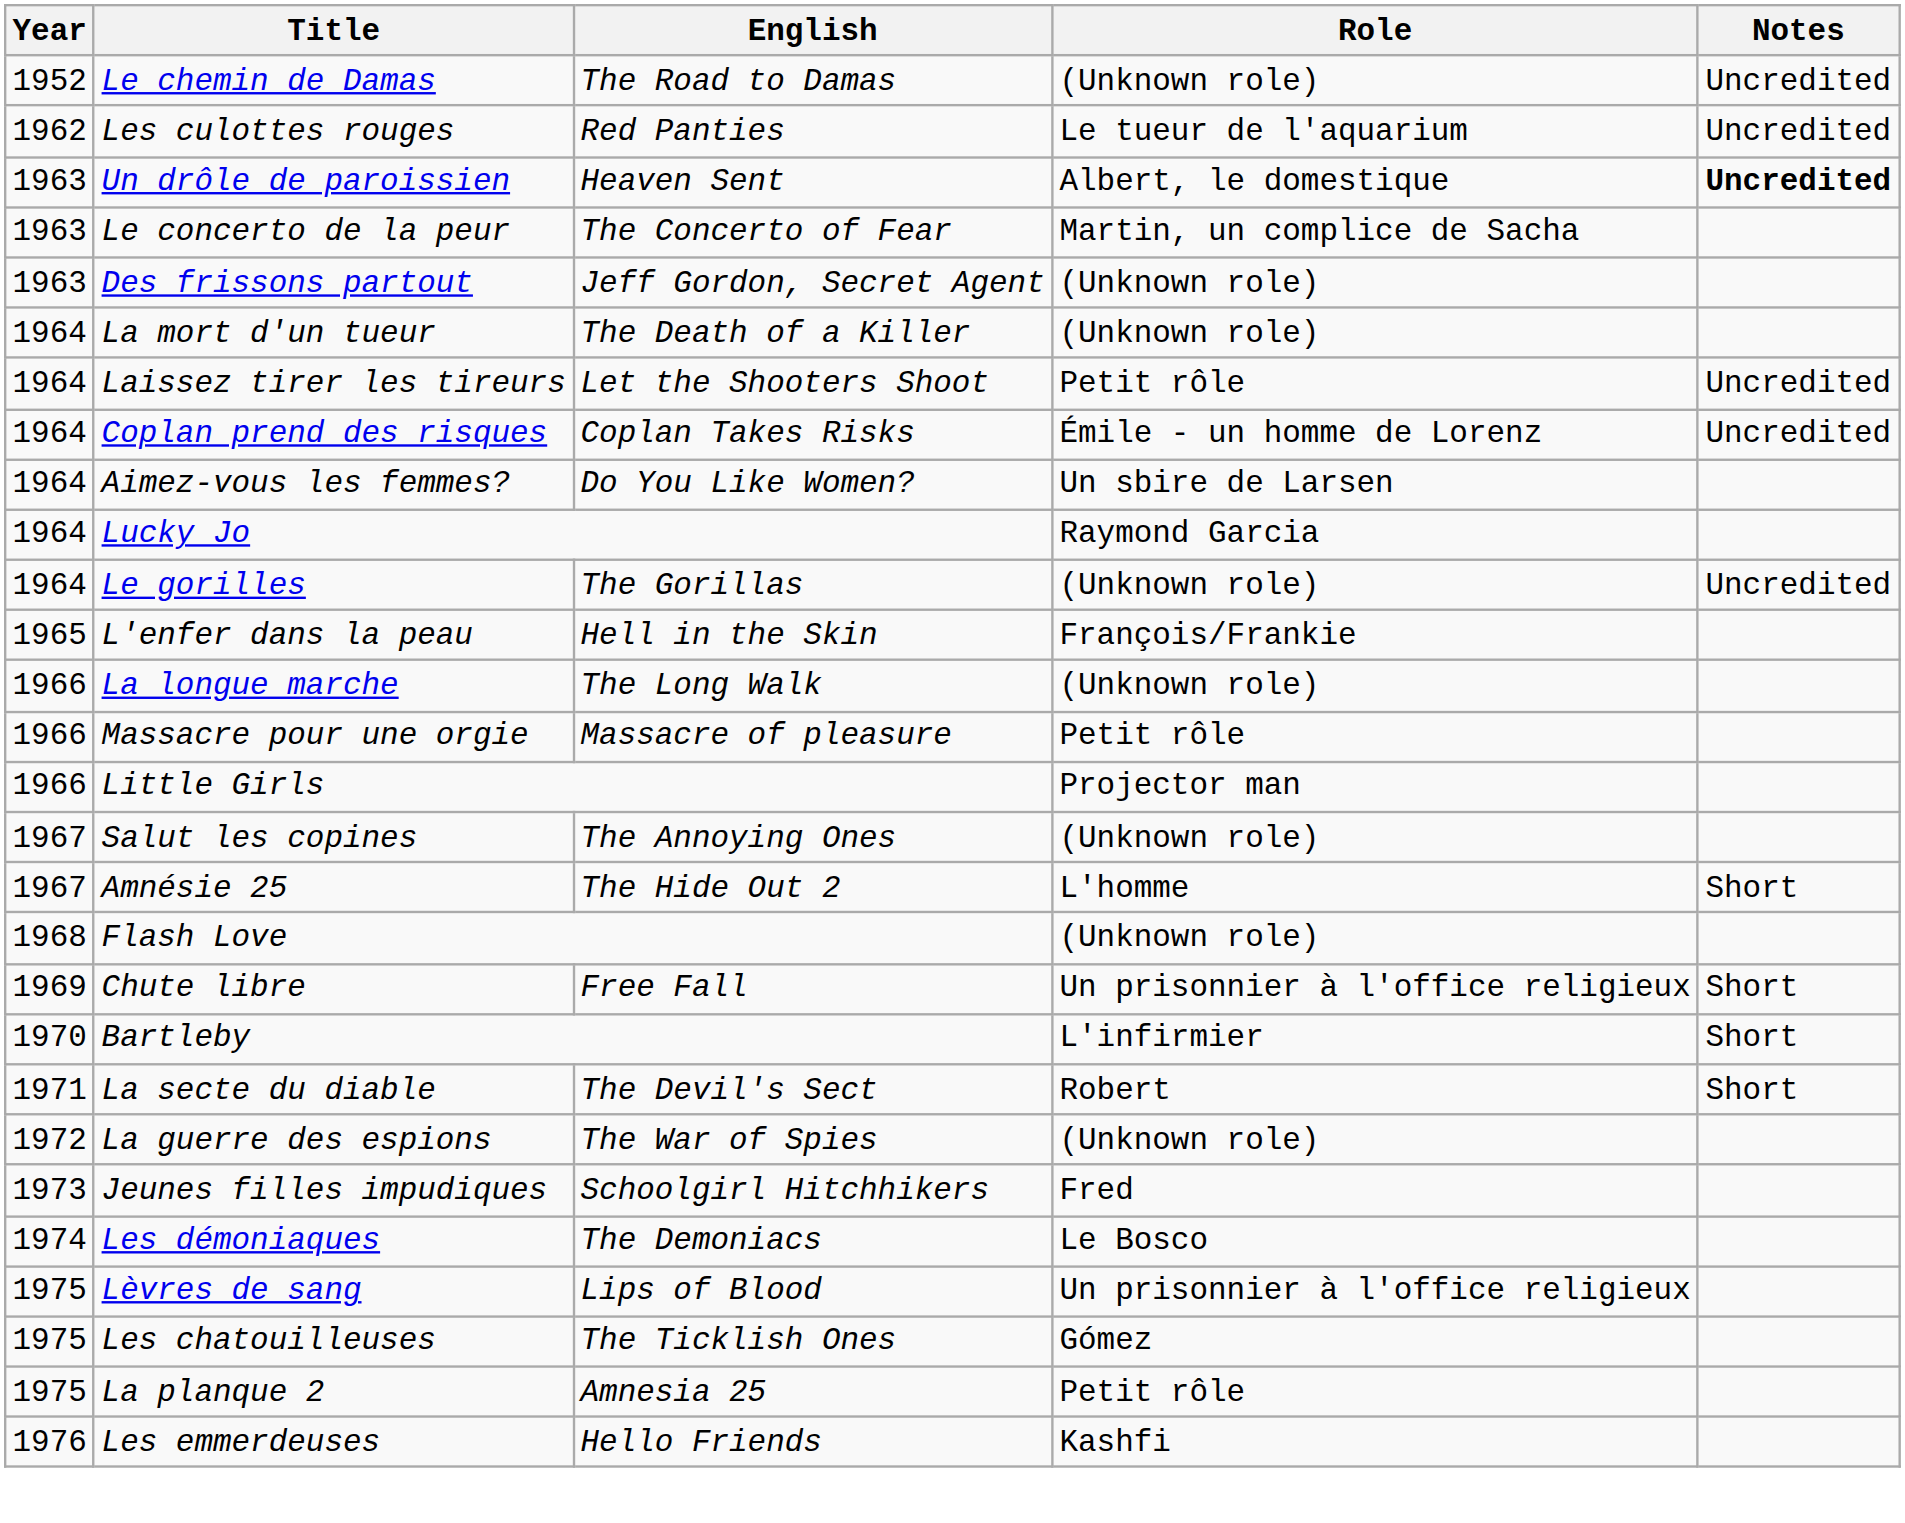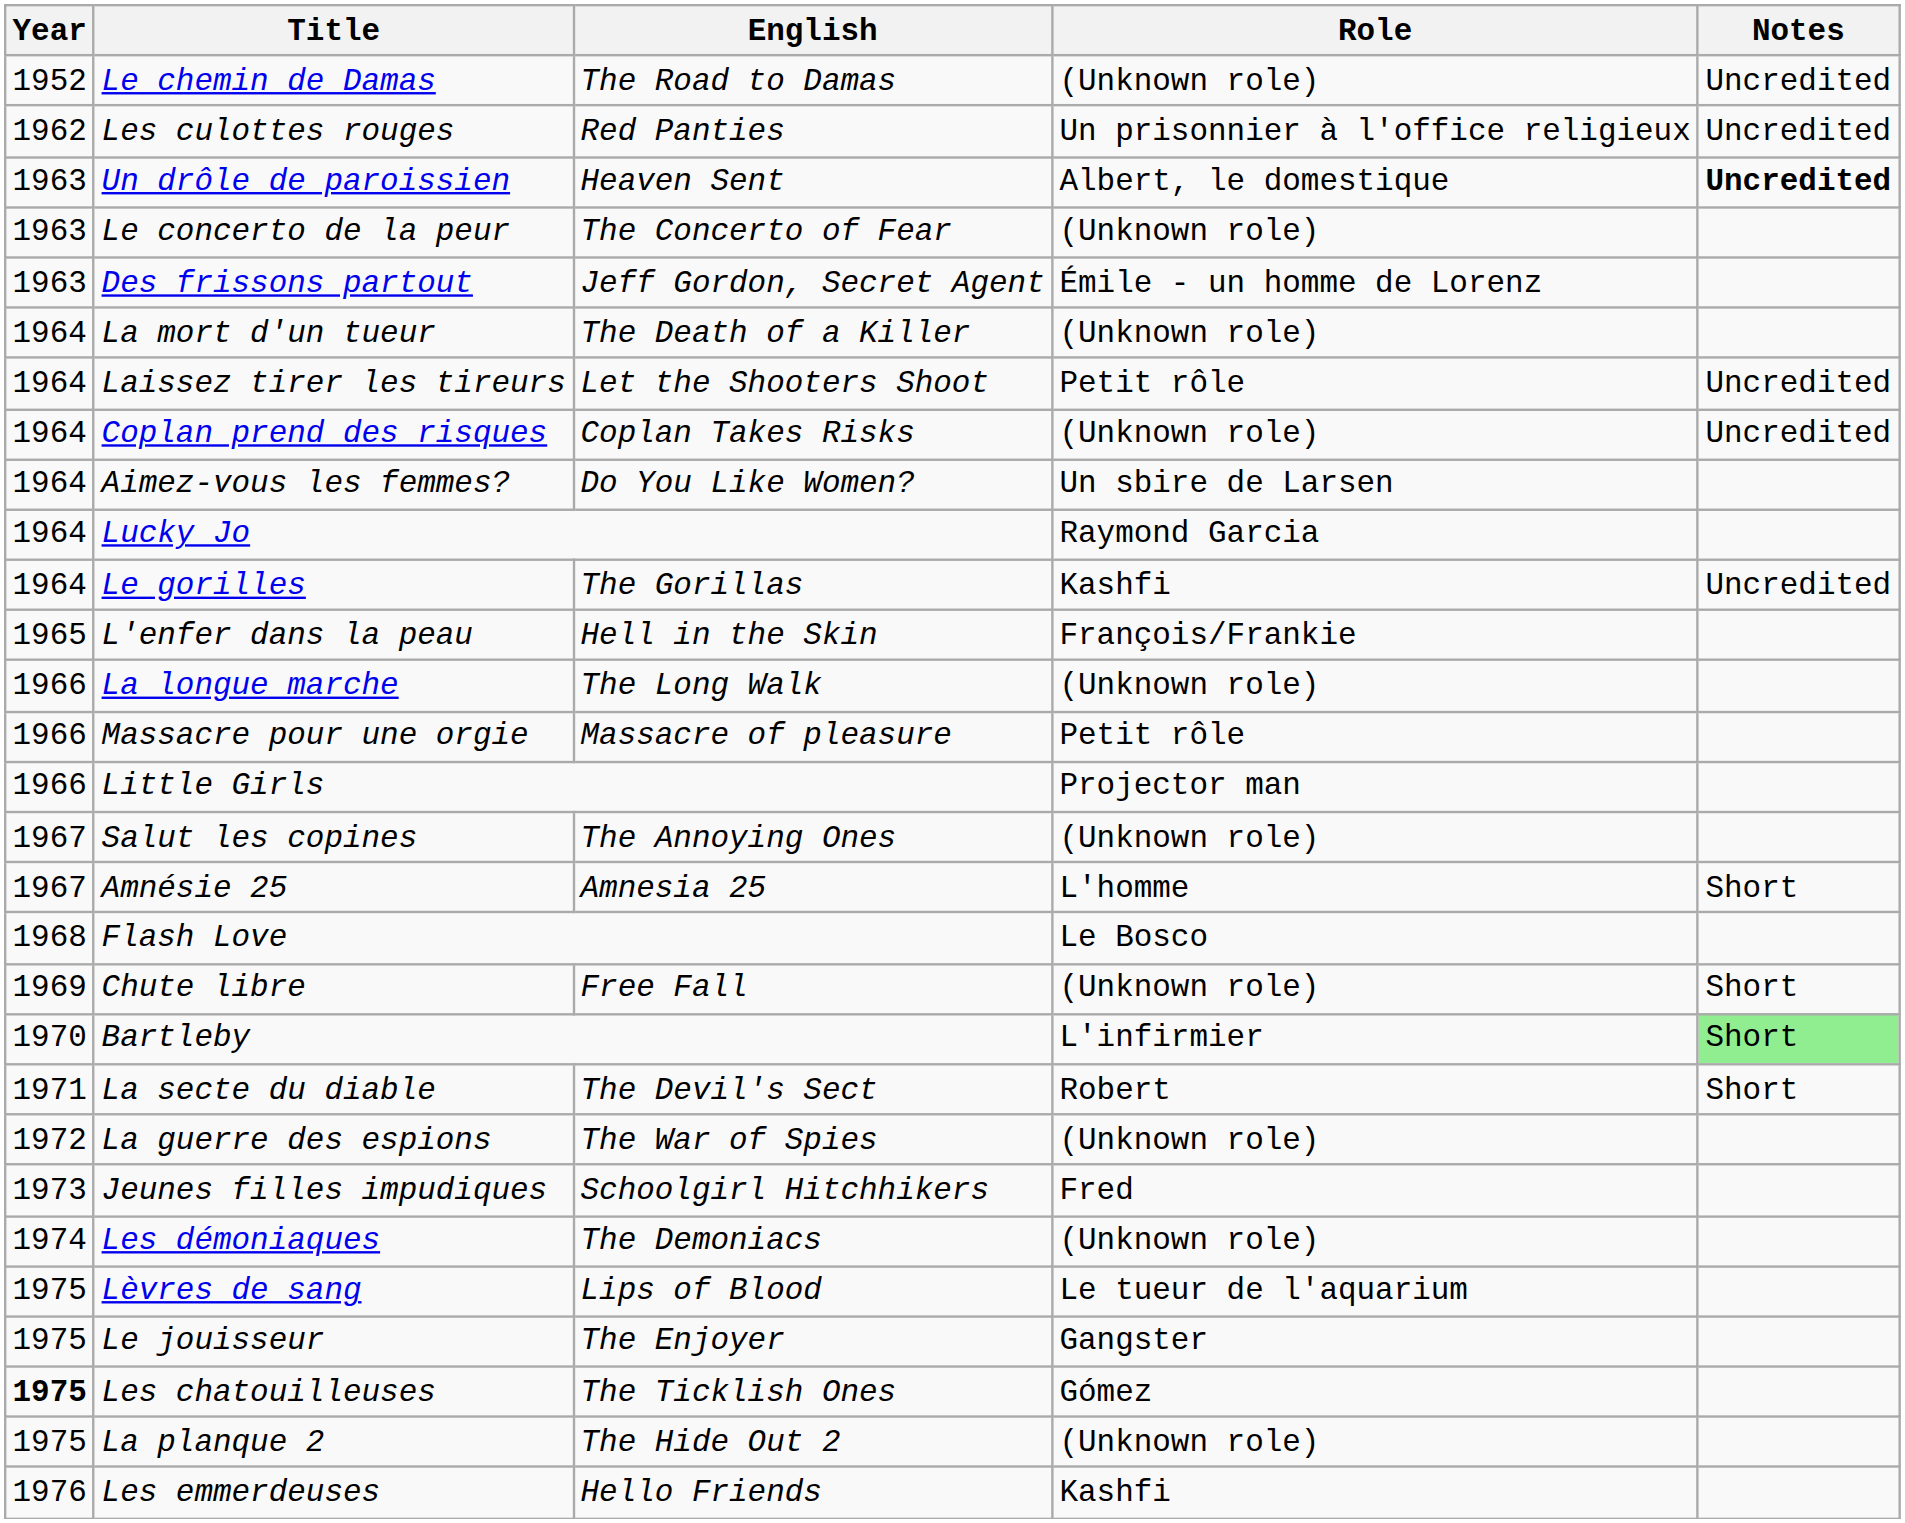(1264, 131) Le tueur de l'aquarium -> (1375, 131) Un prisonnier à l'office religieux
(1319, 232) Martin, un complice de Sacha -> (1189, 232) (Unknown role)
(1189, 283) (Unknown role) -> (1301, 283) Émile - un homme de Lorenz
(1301, 434) Émile - un homme de Lorenz -> (1189, 434) (Unknown role)
(1189, 585) (Unknown role) -> (1115, 585) Kashfi
(710, 888) The Hide Out 2 -> (673, 888) Amnesia 25
(1189, 938) (Unknown role) -> (1134, 938) Le Bosco
(1375, 989) Un prisonnier à l'office religieux -> (1189, 989) (Unknown role)
(1752, 1039) no background -> (1752, 1039) lightgreen background
(1134, 1241) Le Bosco -> (1189, 1241) (Unknown role)
(1375, 1291) Un prisonnier à l'office religieux -> (1264, 1291) Le tueur de l'aquarium
+ row: (213, 1341)
(50, 1341) normal -> (50, 1392) bold
(673, 1392) Amnesia 25 -> (710, 1442) The Hide Out 2
(1152, 1392) Petit rôle -> (1189, 1442) (Unknown role)
